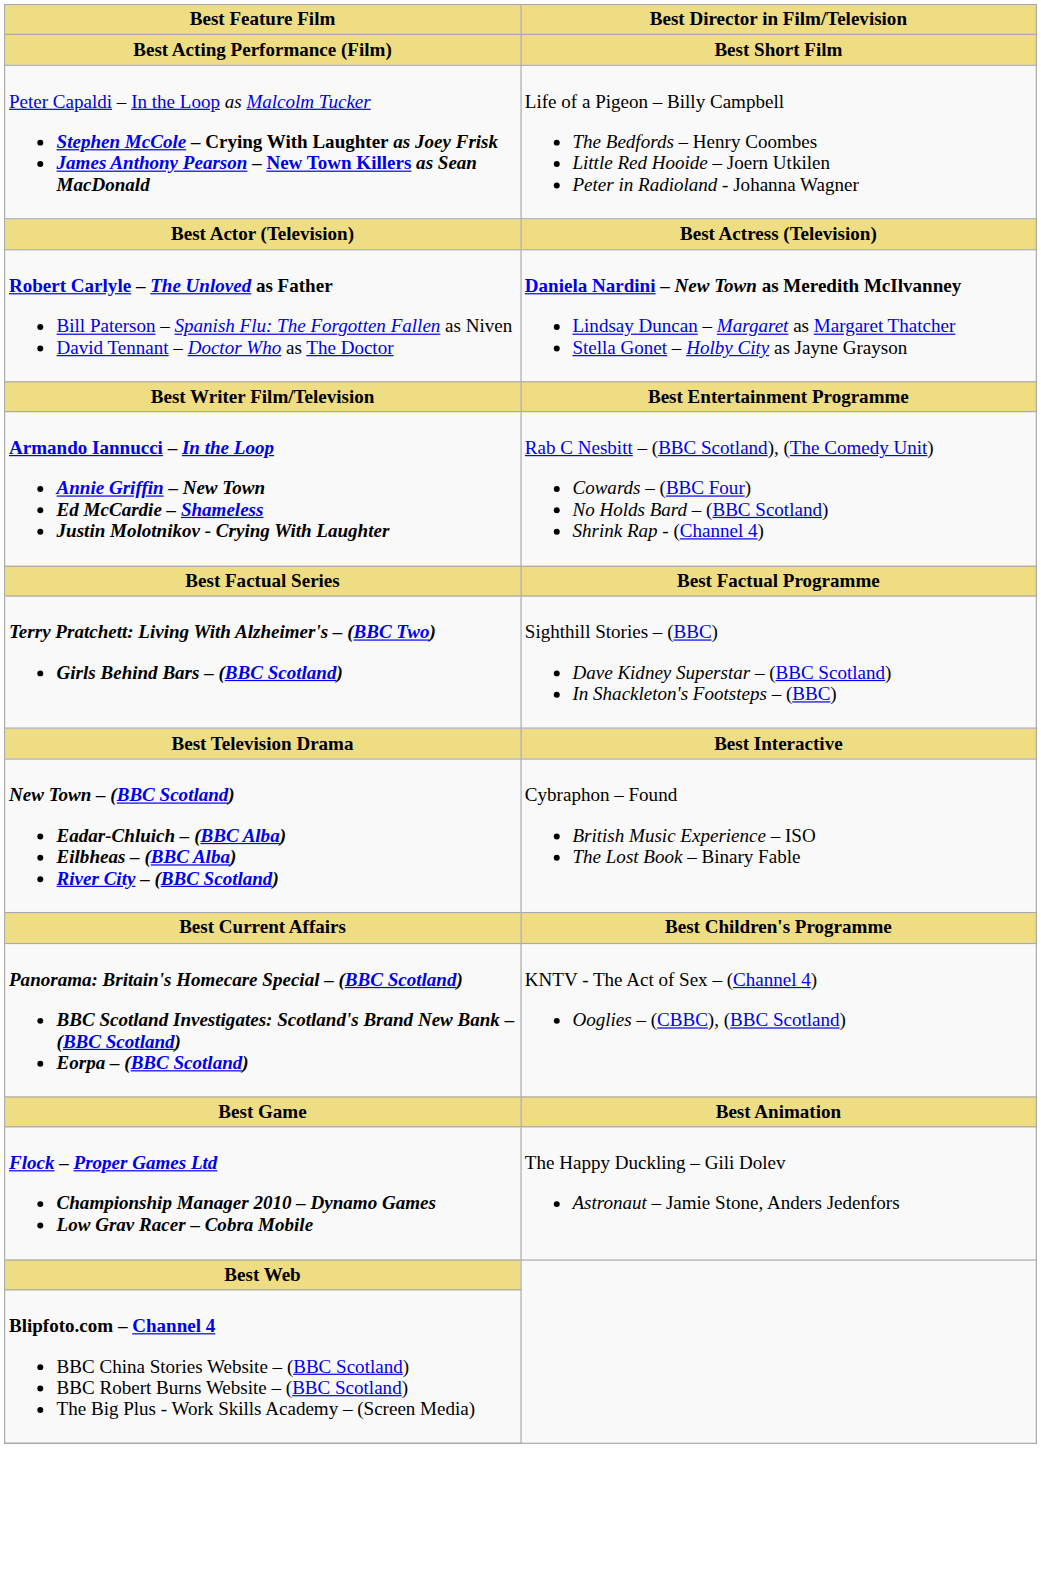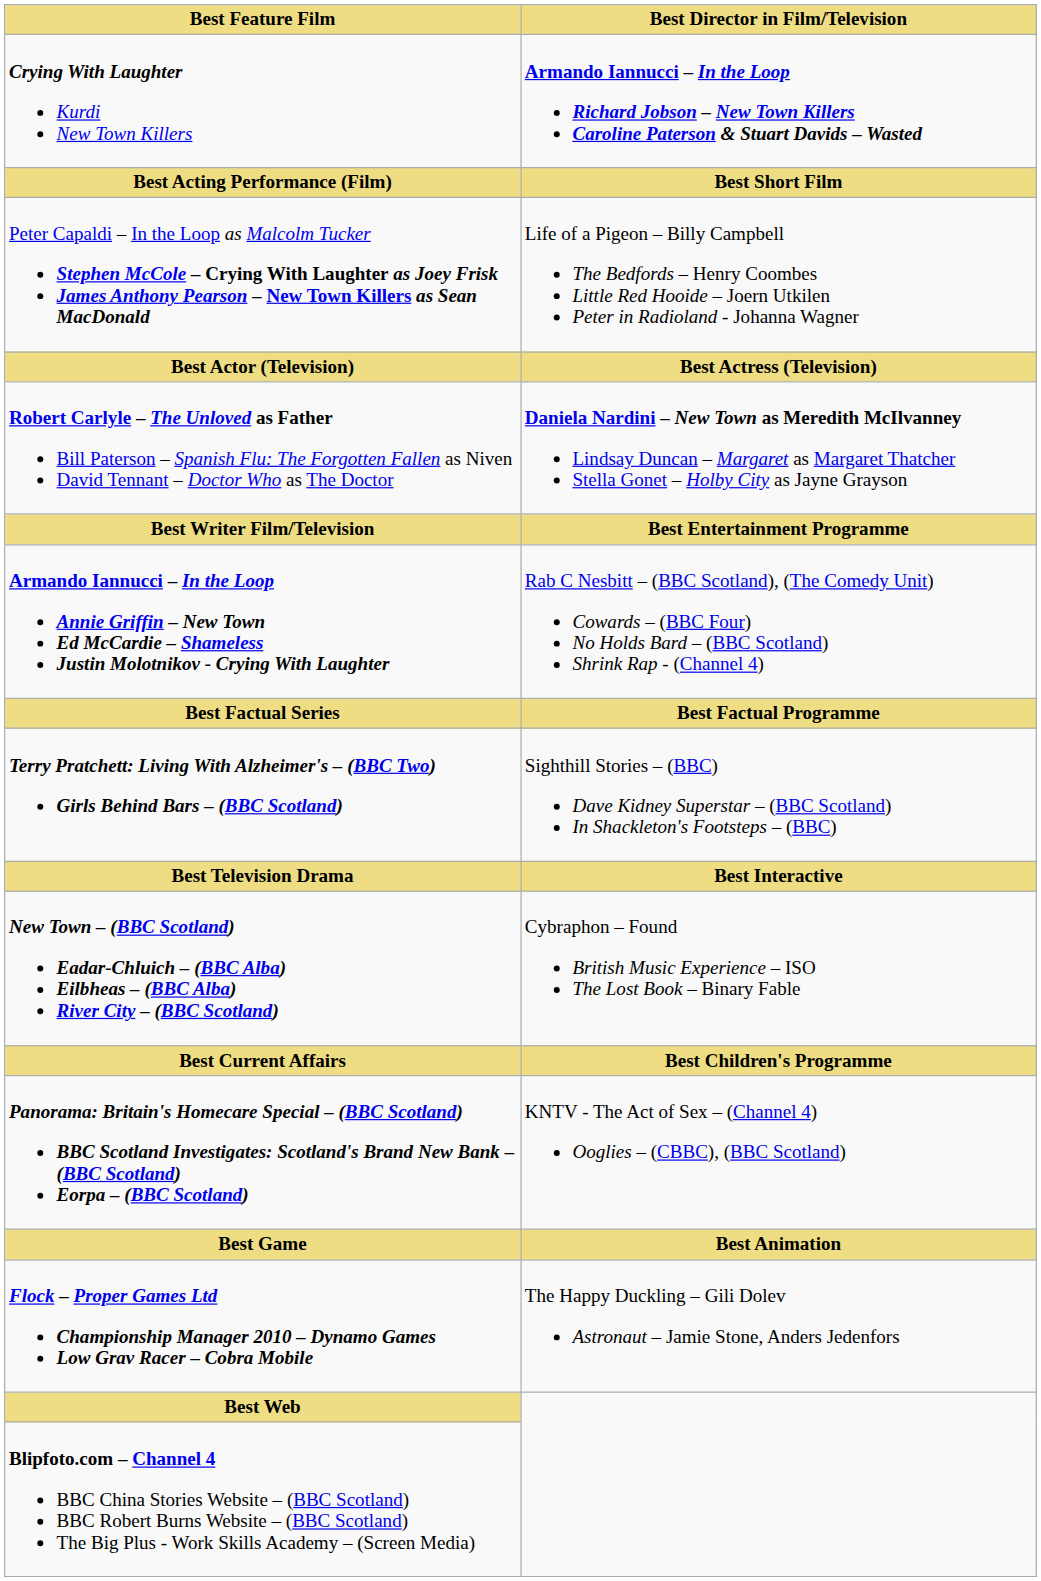+ row: (263, 102)
